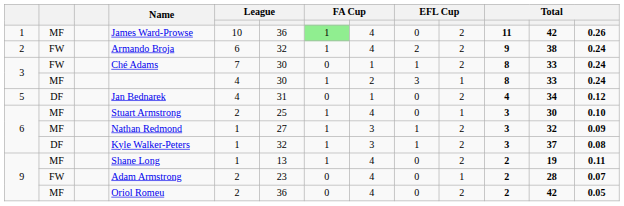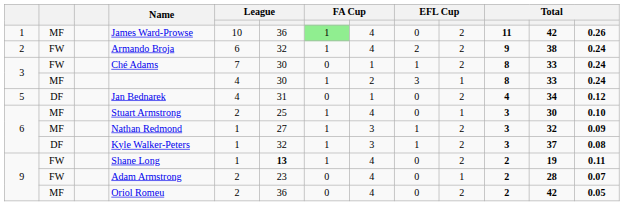(57, 161) MF -> (57, 161) FW
(282, 161) normal -> (282, 161) bold
